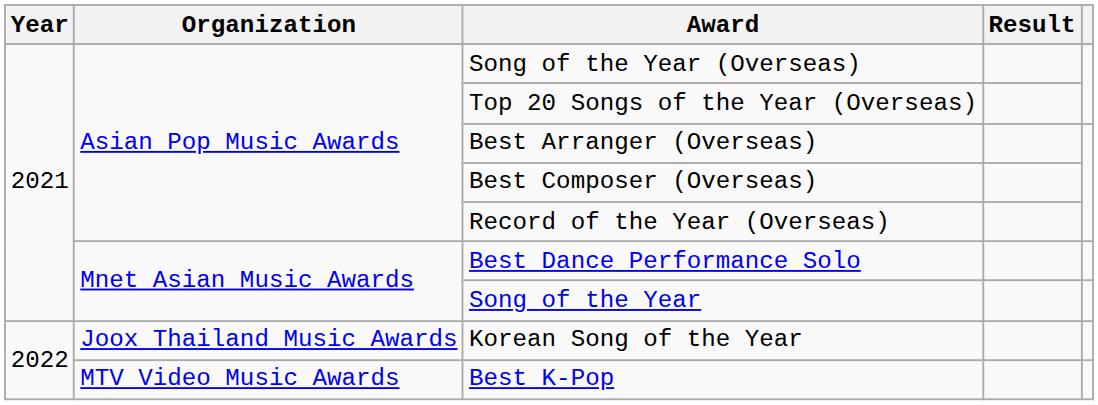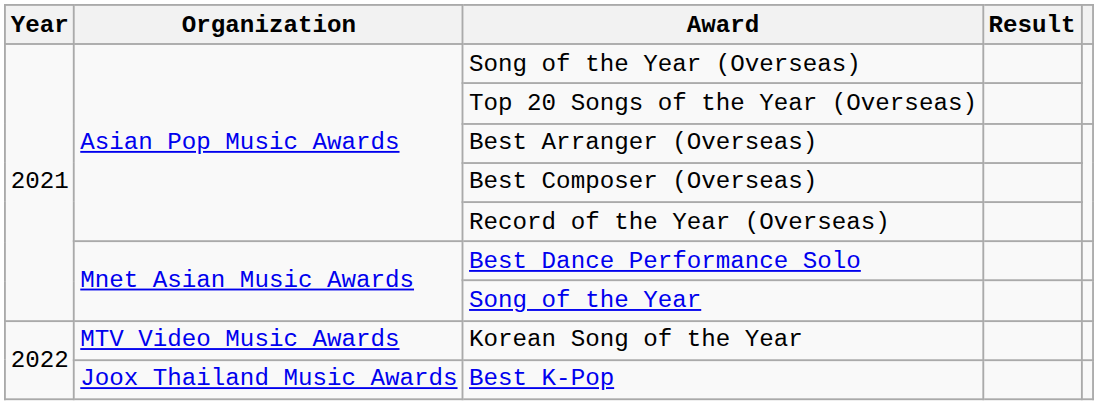(269, 340) Joox Thailand Music Awards -> (240, 340) MTV Video Music Awards
(240, 379) MTV Video Music Awards -> (269, 379) Joox Thailand Music Awards
